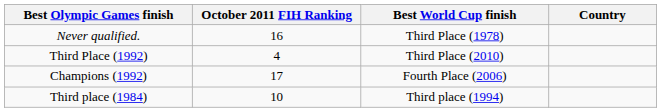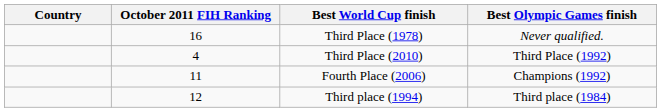columns swapped: (602, 14) <-> (99, 14)
(277, 76) 17 -> (196, 76) 11
(277, 96) 10 -> (196, 96) 12
